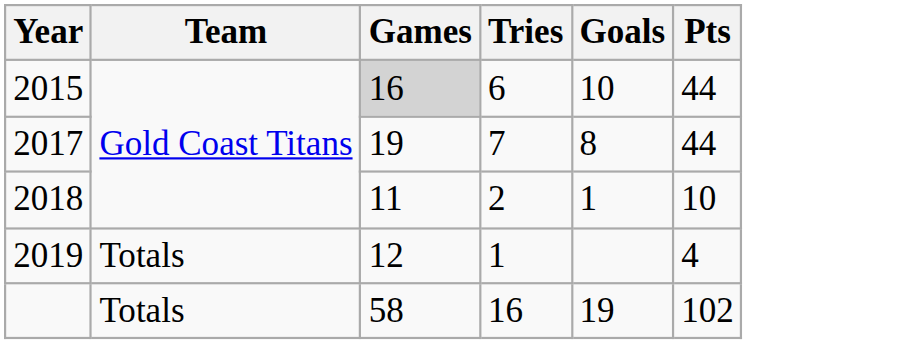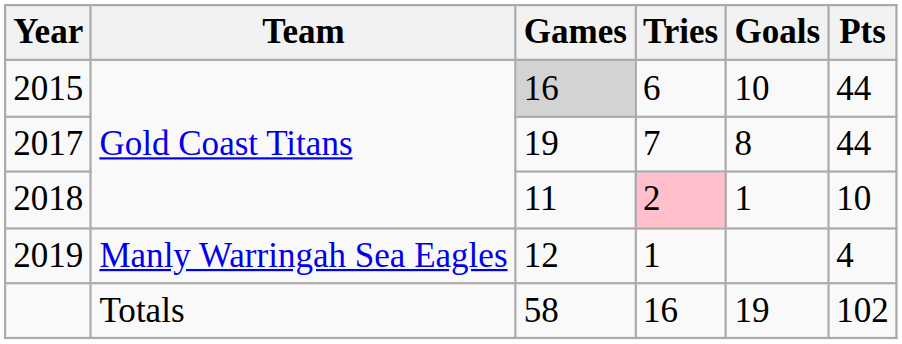(497, 198) no background -> (652, 198) pink background
(142, 254) Totals -> (303, 254) Manly Warringah Sea Eagles
